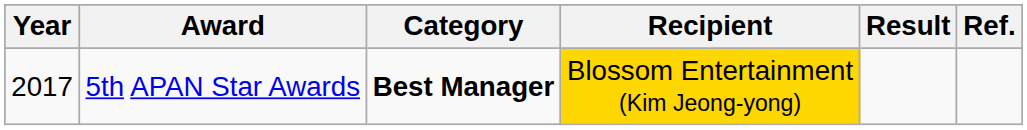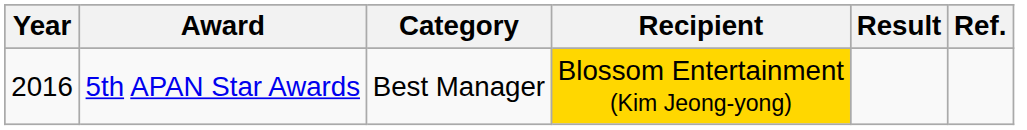(42, 85) 2017 -> (42, 85) 2016
(463, 85) bold -> (459, 85) normal
